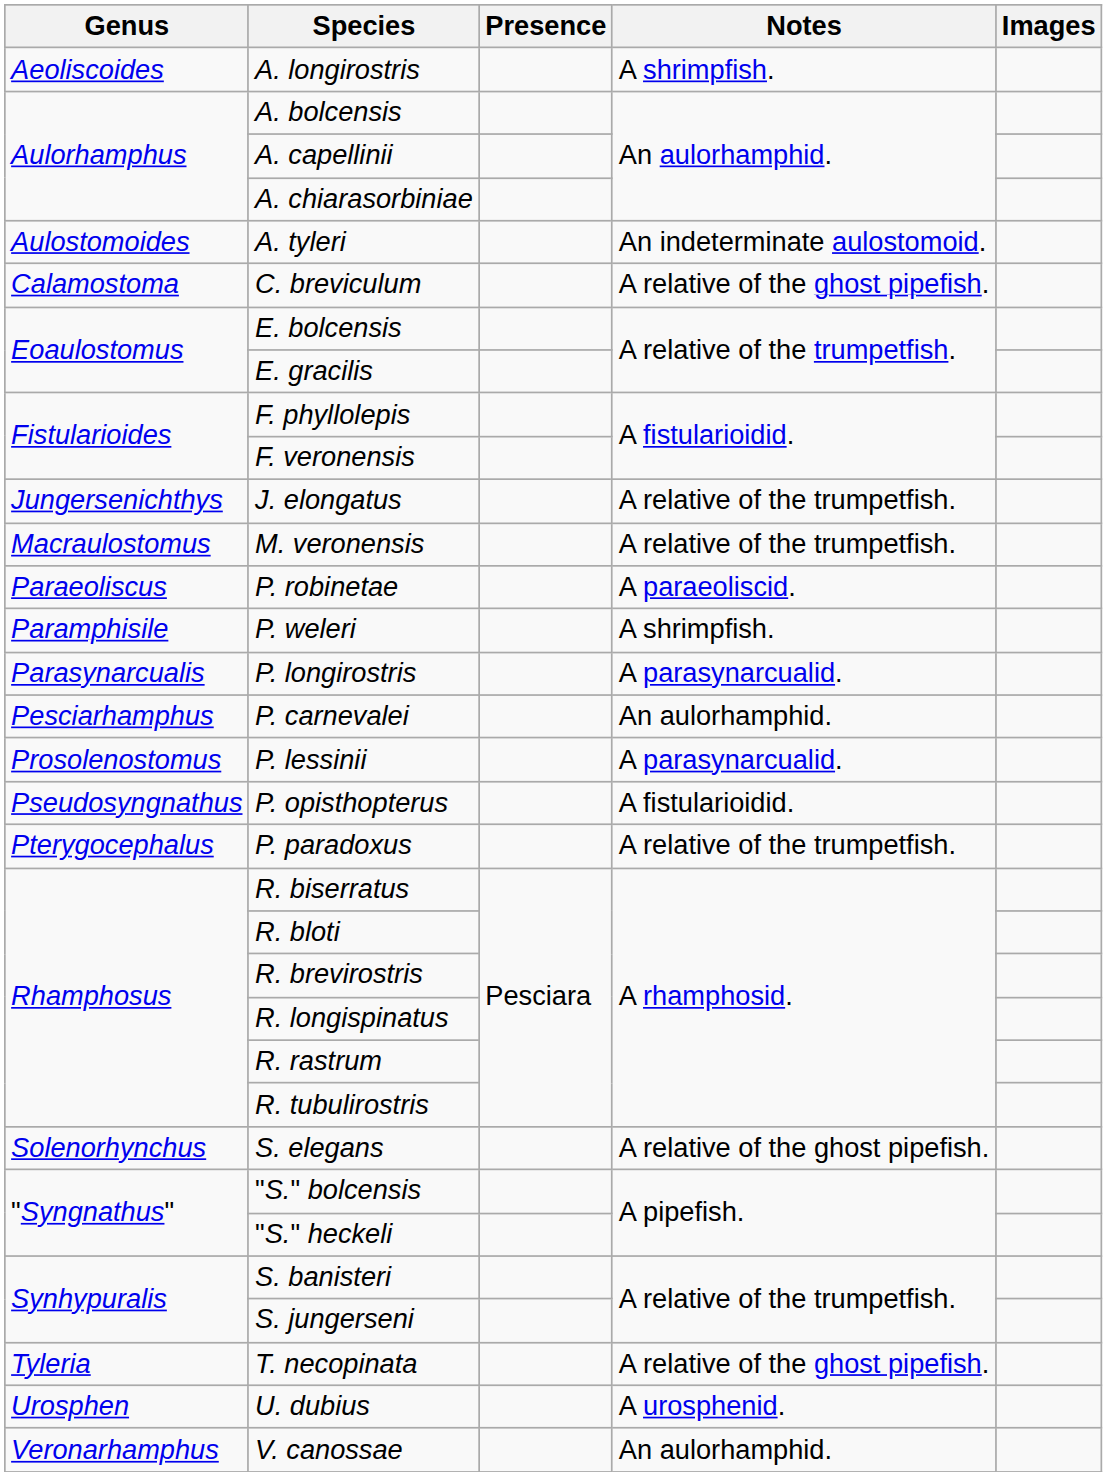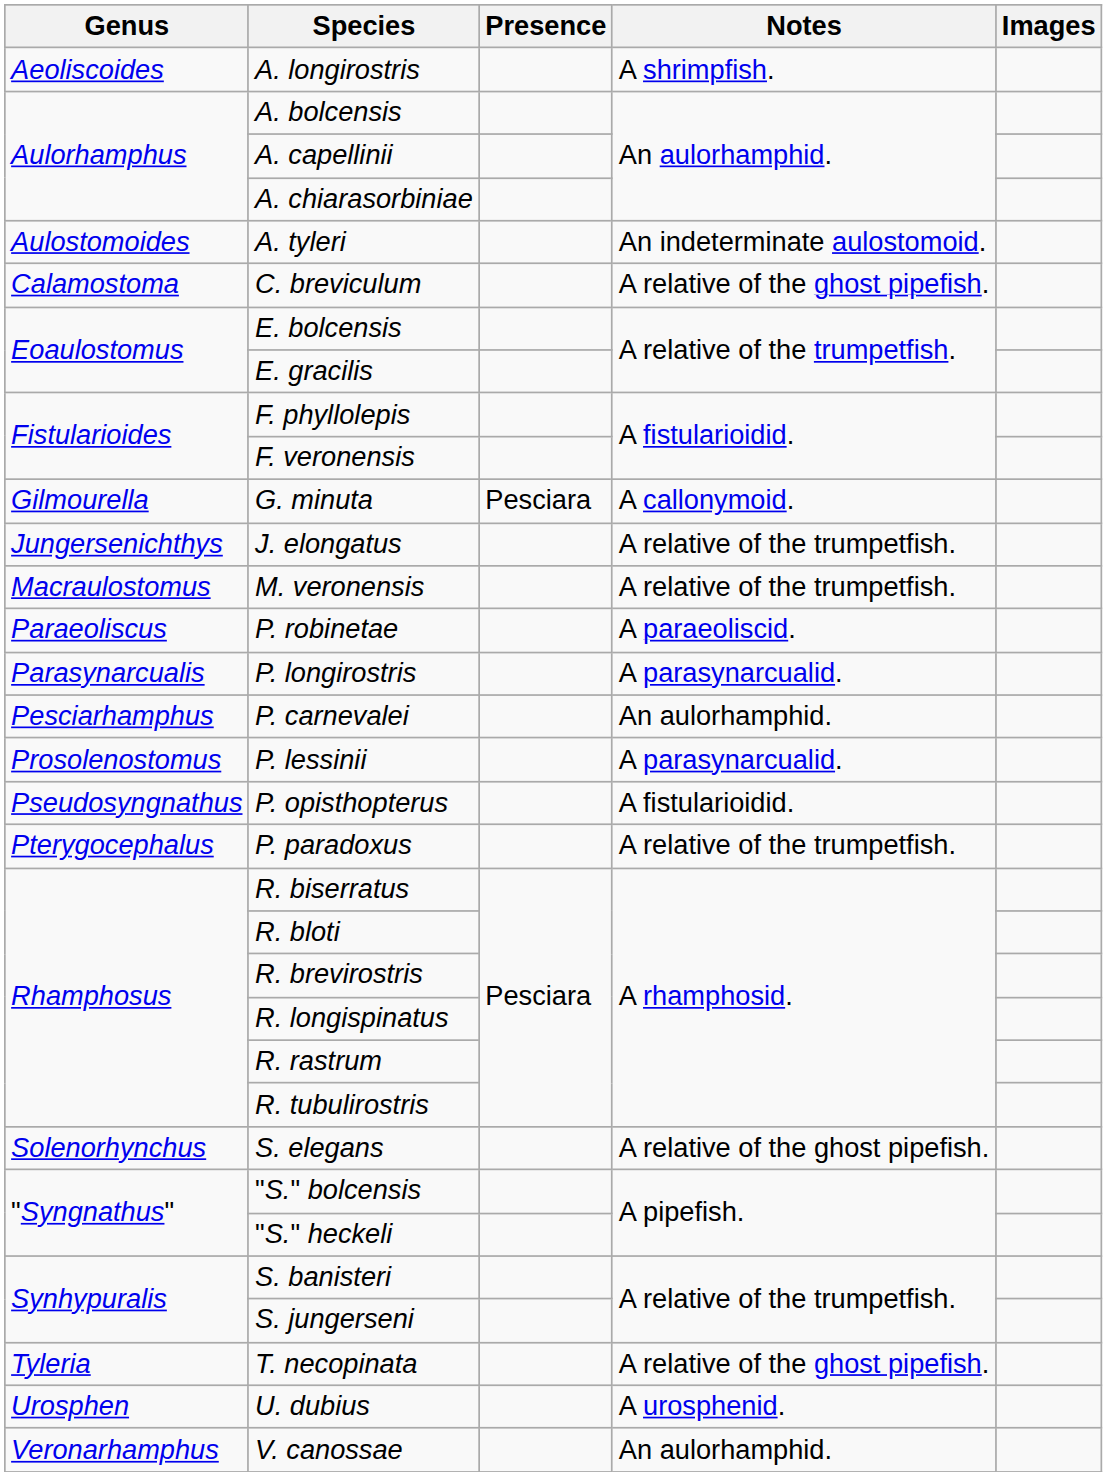+ row: (314, 500)
- row: (305, 629)
